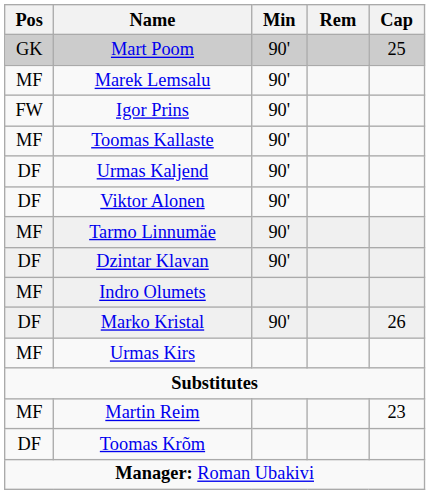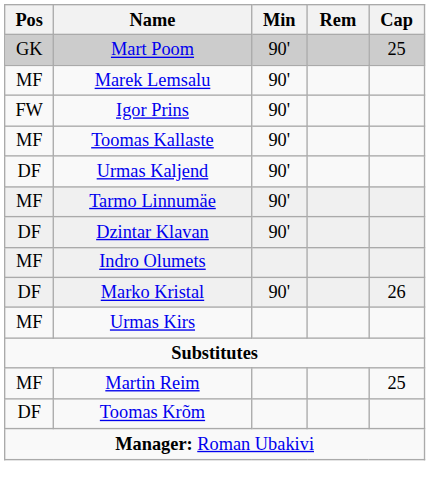- row: (152, 200)
(397, 413) 23 -> (397, 382) 25
